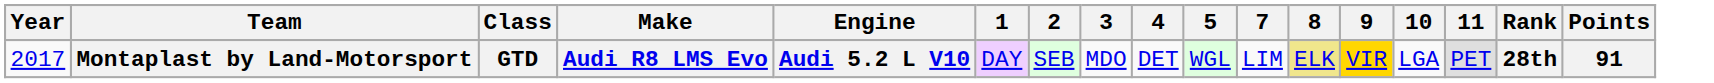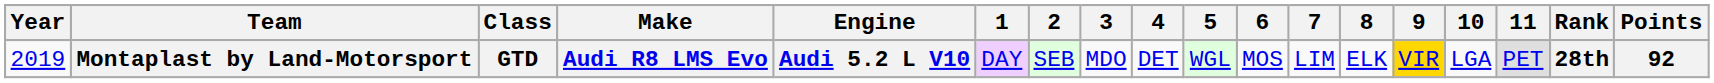+ column: (1262, 23)
(38, 59) 2017 -> (38, 59) 2019
(1315, 59) khaki background -> (1367, 59) no background
(1609, 59) 91 -> (1661, 59) 92
